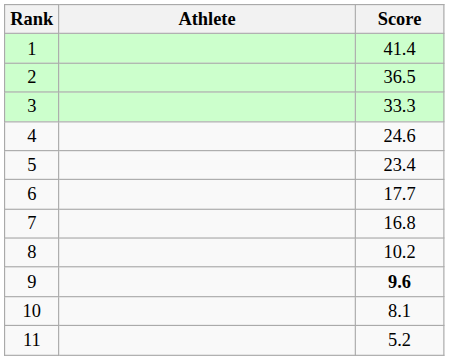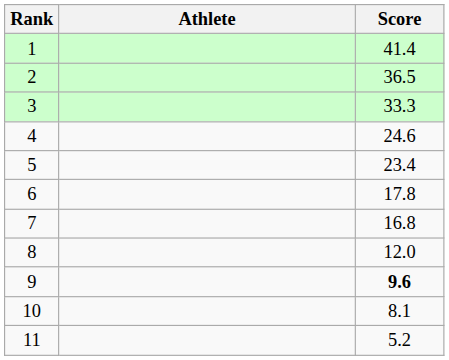(400, 194) 17.7 -> (400, 194) 17.8
(400, 252) 10.2 -> (400, 252) 12.0
